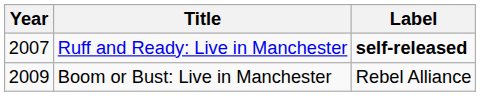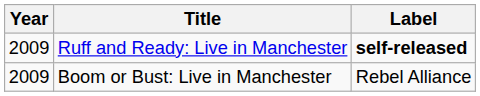(29, 47) 2007 -> (29, 47) 2009
